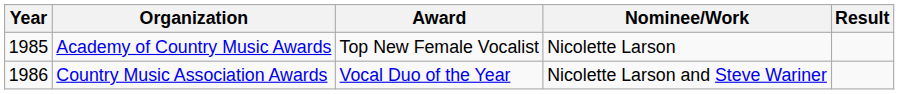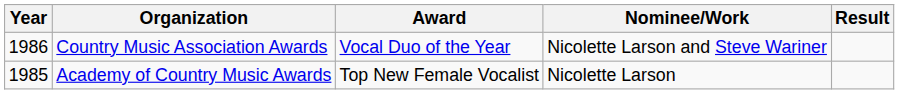rows swapped: (194, 46) <-> (192, 74)
